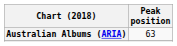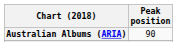(151, 34) 63 -> (151, 34) 90
